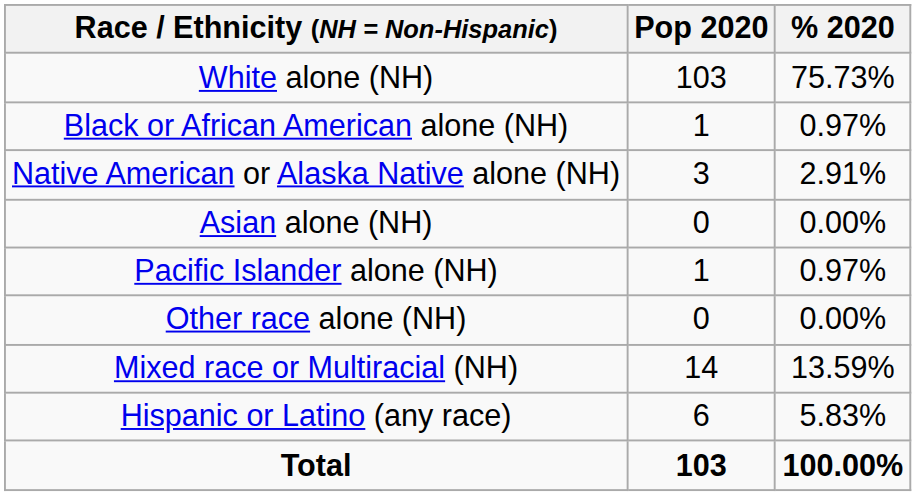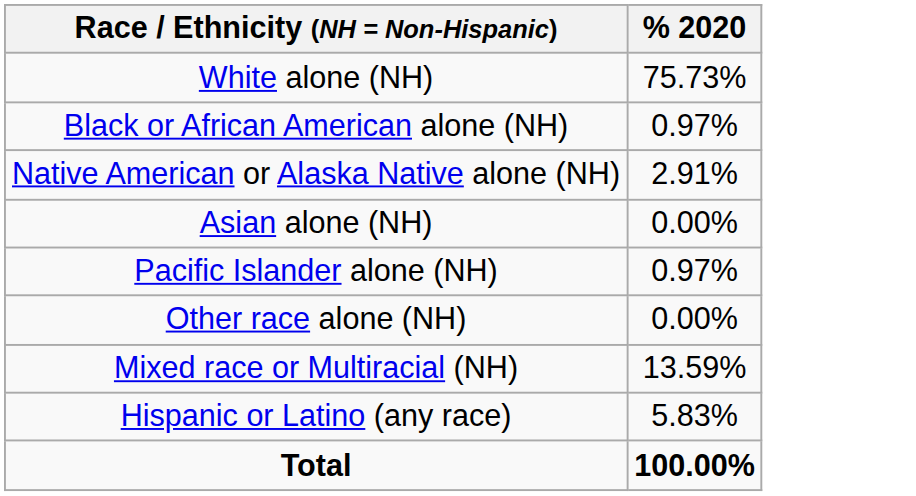- column: (701, 28)
